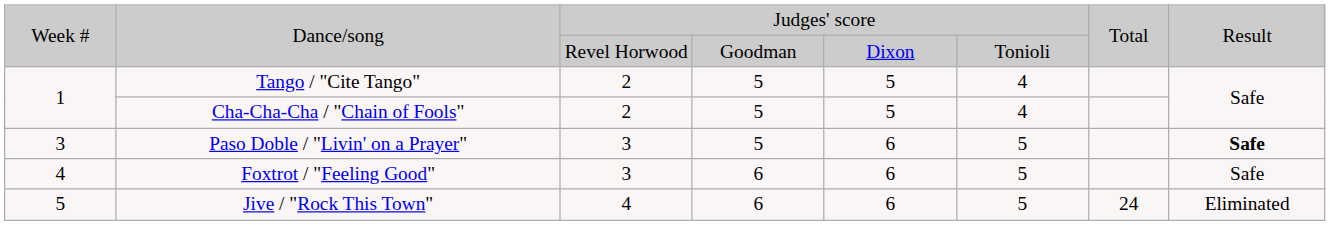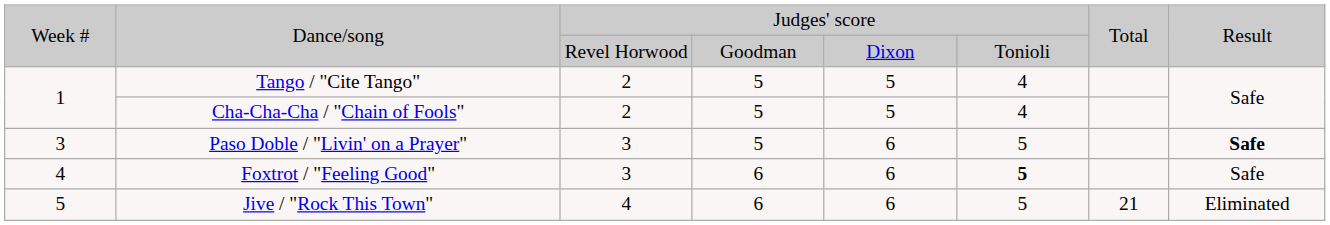(1022, 173) normal -> (1022, 173) bold
(1129, 204) 24 -> (1129, 204) 21
